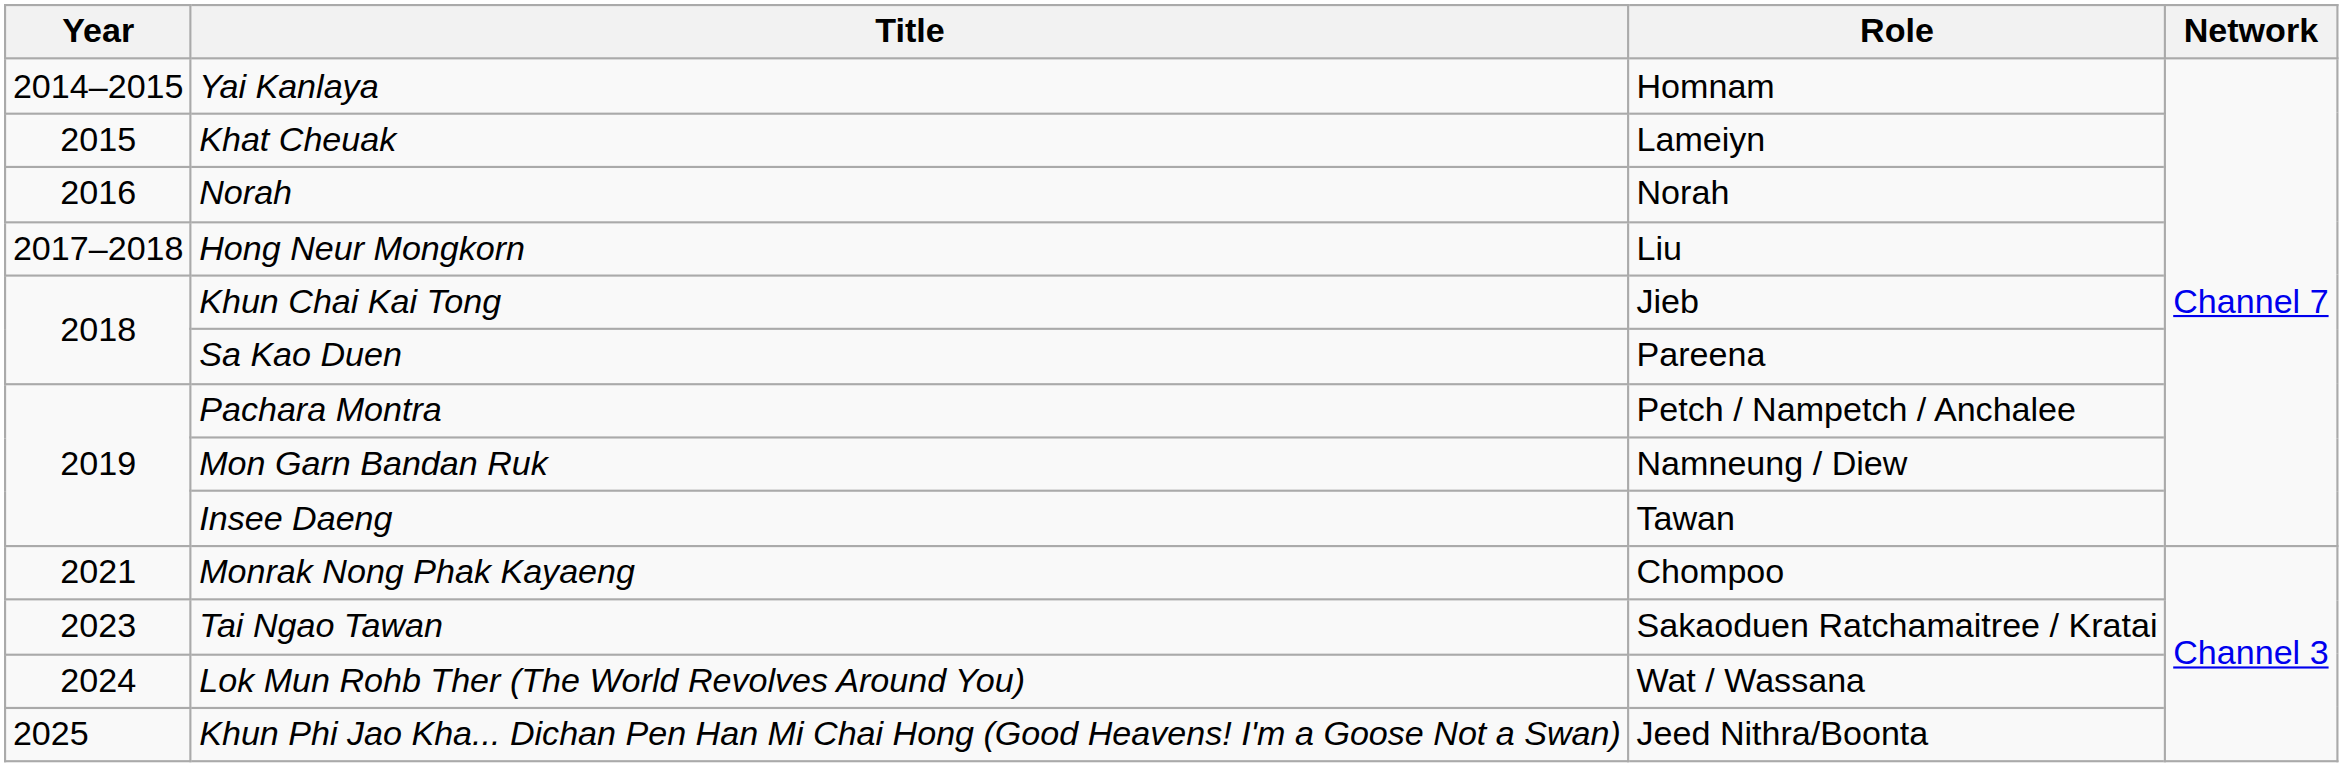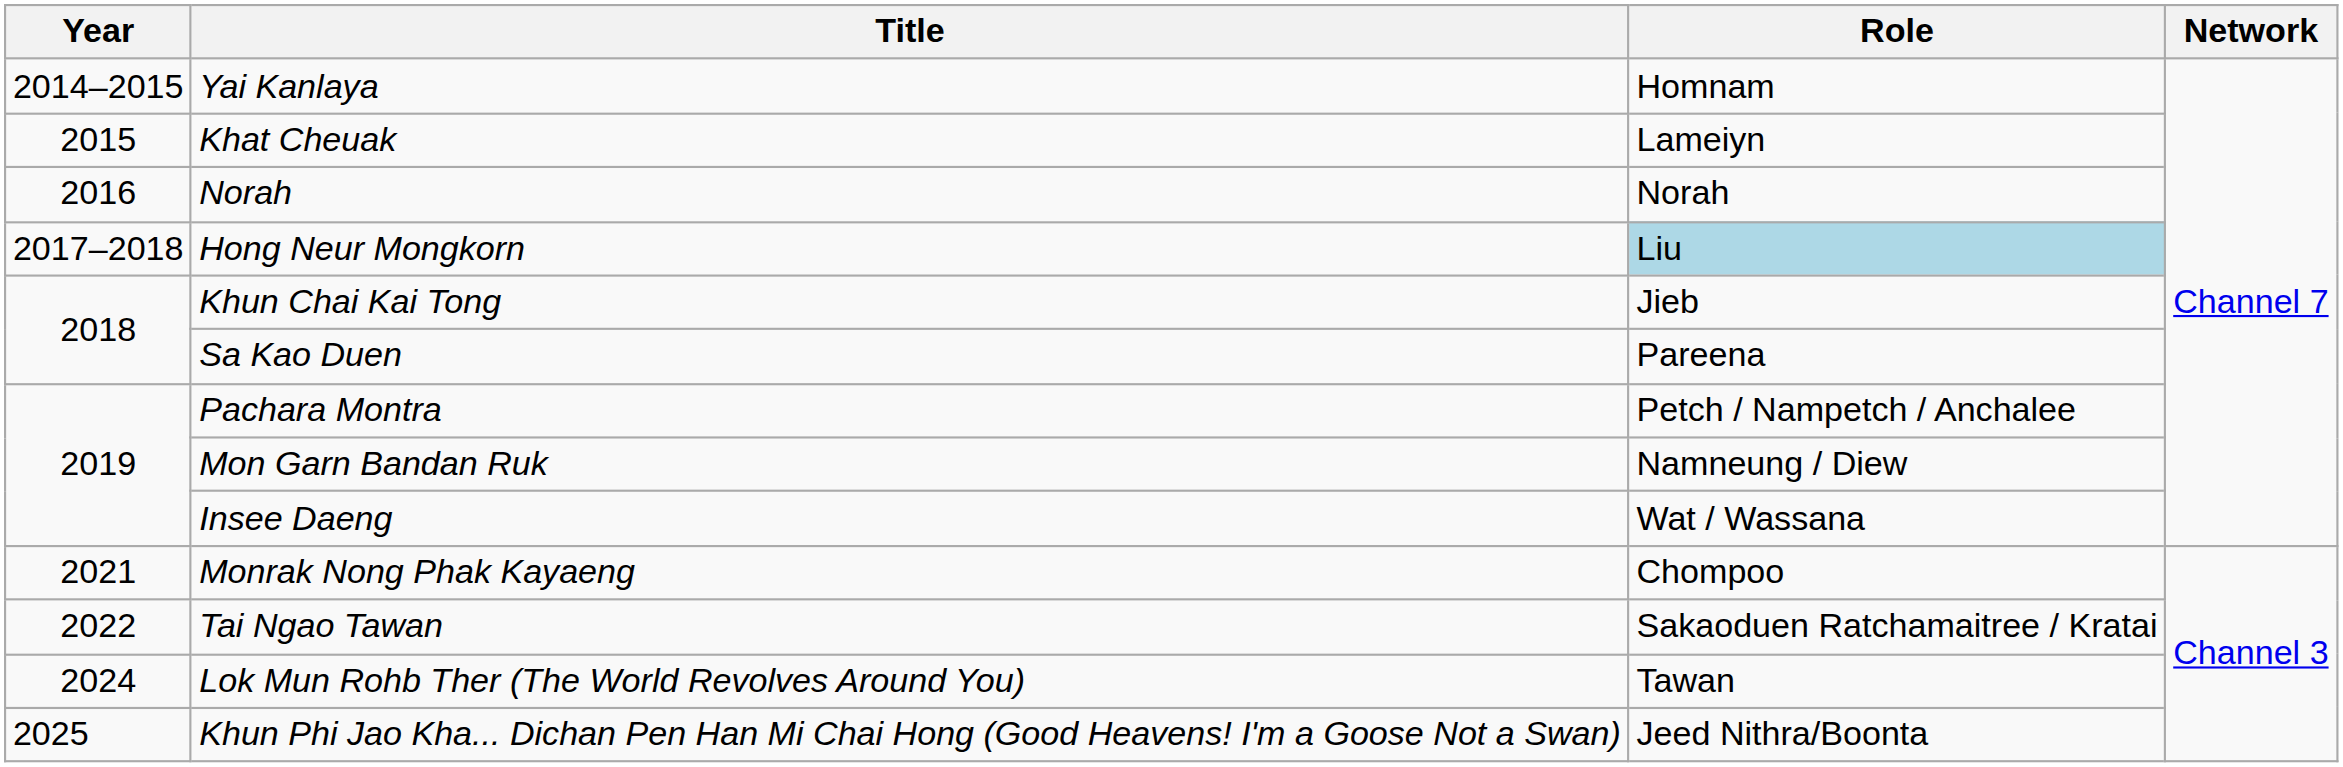(1659, 247) no background -> (1659, 247) lightblue background
(1686, 517) Tawan -> (1751, 517) Wat / Wassana
(98, 626) 2023 -> (98, 626) 2022
(1751, 680) Wat / Wassana -> (1686, 680) Tawan
